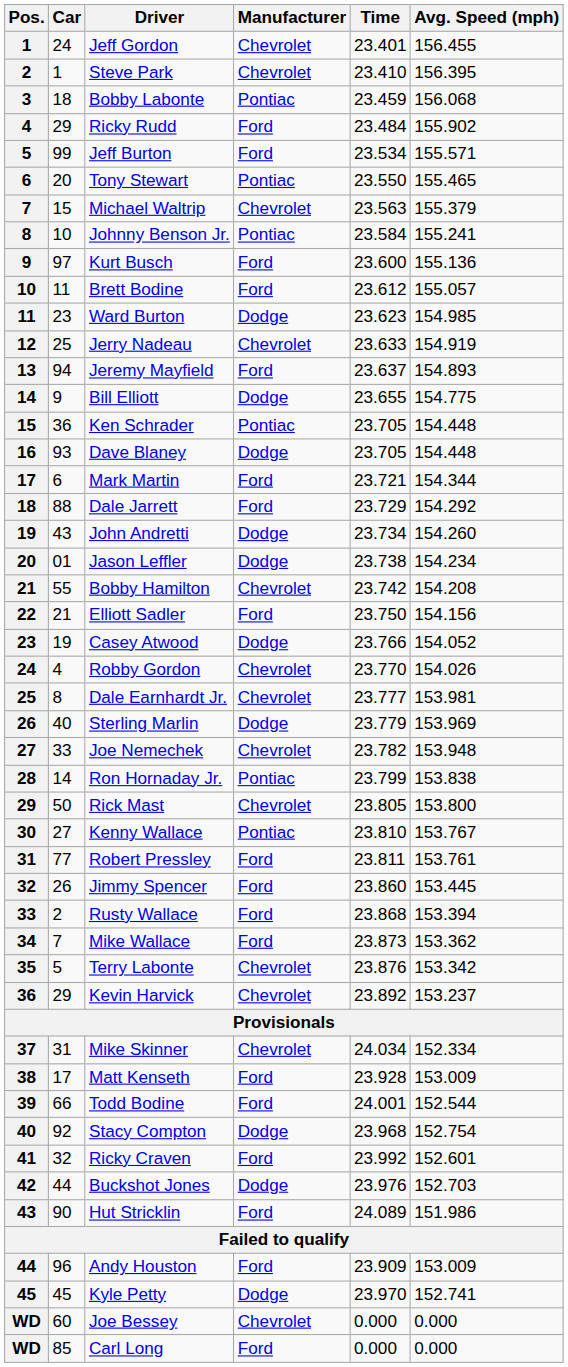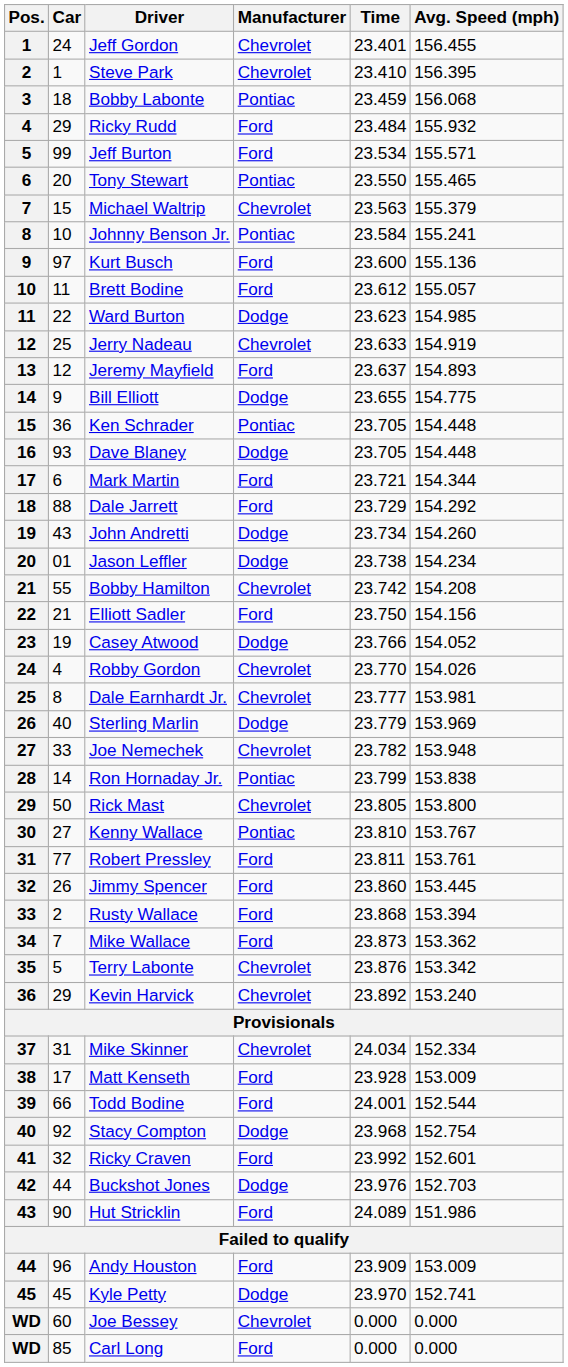(445, 126) 155.902 -> (445, 126) 155.932
(62, 316) 23 -> (62, 316) 22
(62, 371) 94 -> (62, 371) 12
(445, 995) 153.237 -> (445, 995) 153.240
